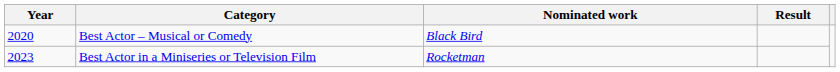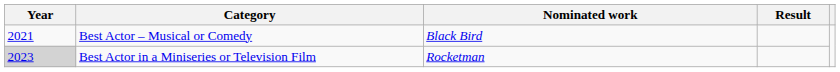(21, 35) 2020 -> (21, 35) 2021
(21, 56) no background -> (21, 56) lightgrey background
